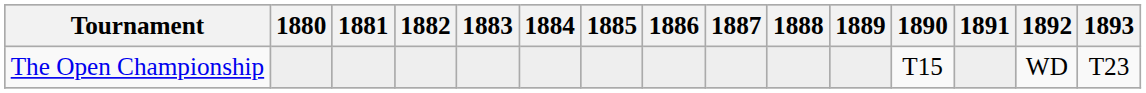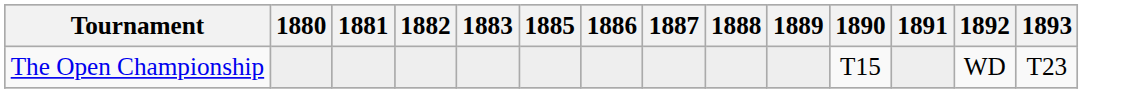- column: (550, 25)
